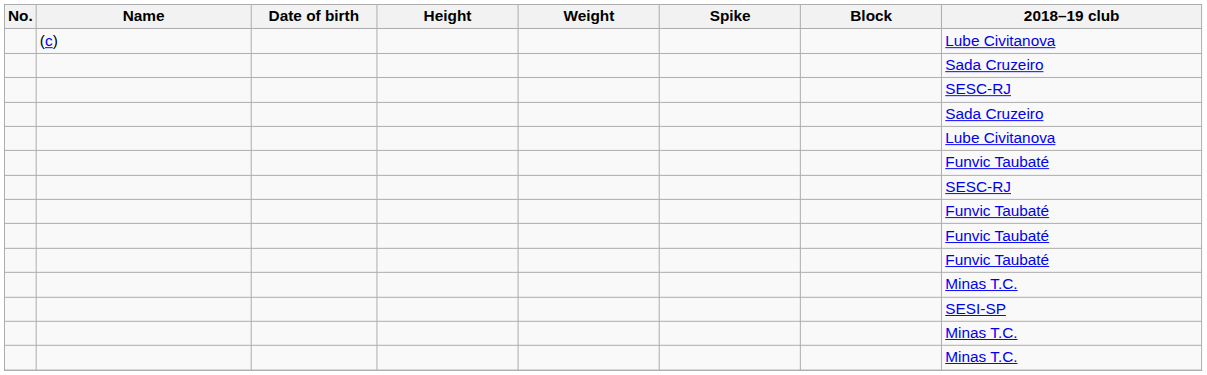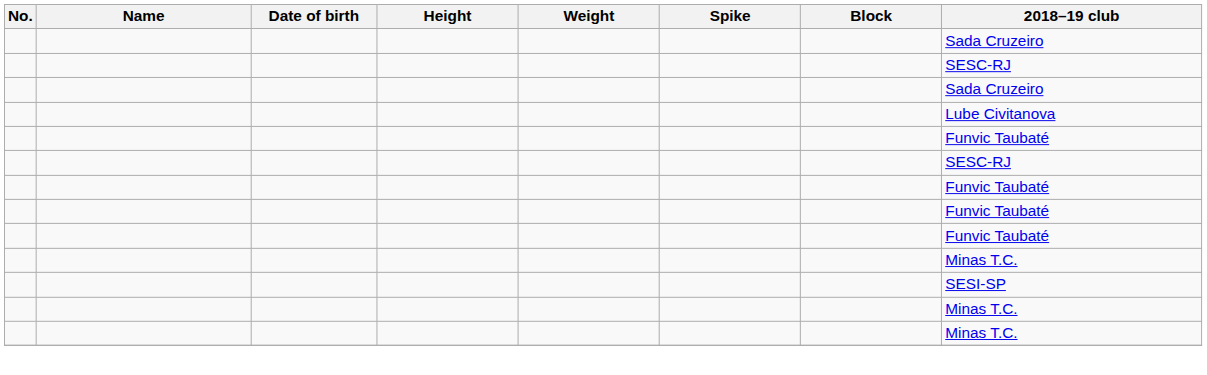- row: (20, 41)
